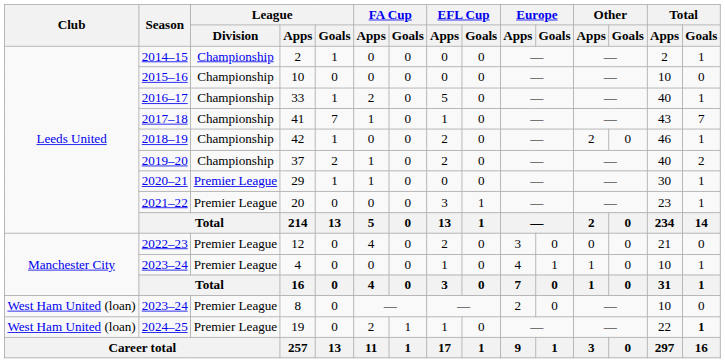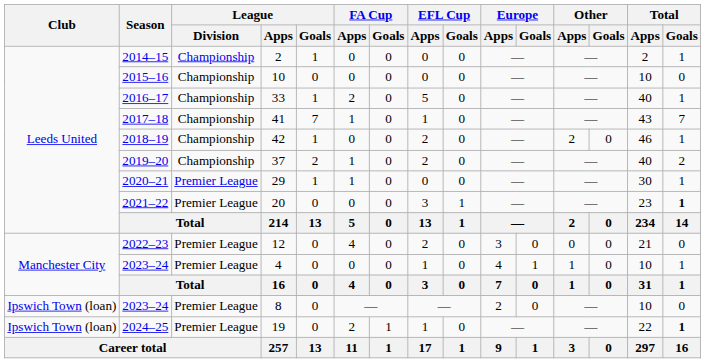(701, 202) normal -> (682, 202) bold
(72, 306) West Ham United (loan) -> (62, 306) Ipswich Town (loan)
(72, 327) West Ham United (loan) -> (62, 327) Ipswich Town (loan)
